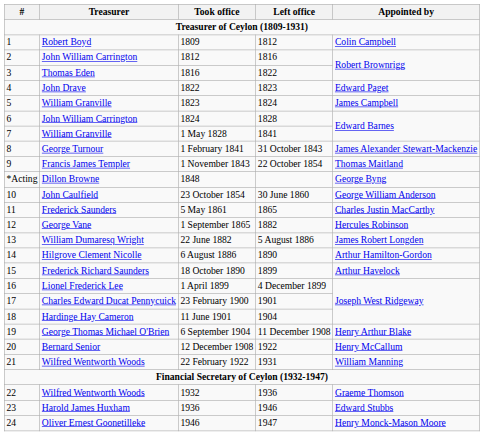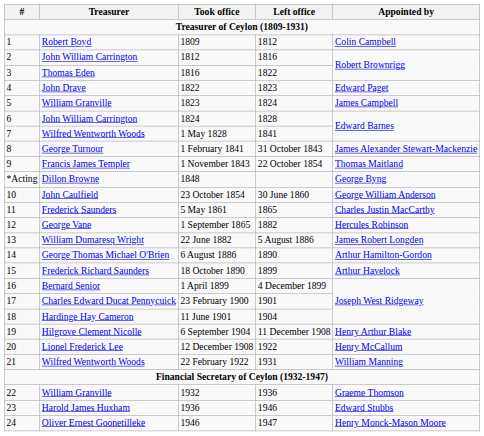(77, 133) William Granville -> (93, 133) Wilfred Wentworth Woods
(92, 255) Hilgrove Clement Nicolle -> (106, 255) George Thomas Michael O'Brien
(82, 286) Lionel Frederick Lee -> (71, 286) Bernard Senior
(106, 331) George Thomas Michael O'Brien -> (92, 331) Hilgrove Clement Nicolle
(71, 347) Bernard Senior -> (82, 347) Lionel Frederick Lee
(93, 392) Wilfred Wentworth Woods -> (77, 392) William Granville
